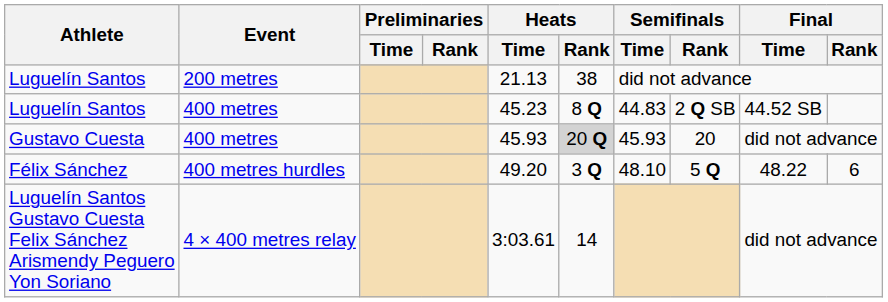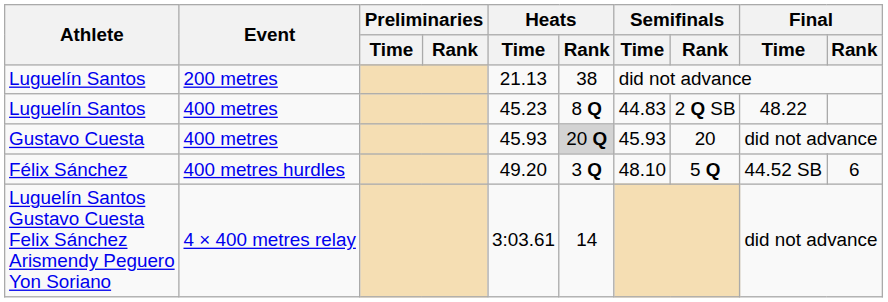(783, 109) 44.52 SB -> (783, 109) 48.22
(783, 169) 48.22 -> (783, 169) 44.52 SB
